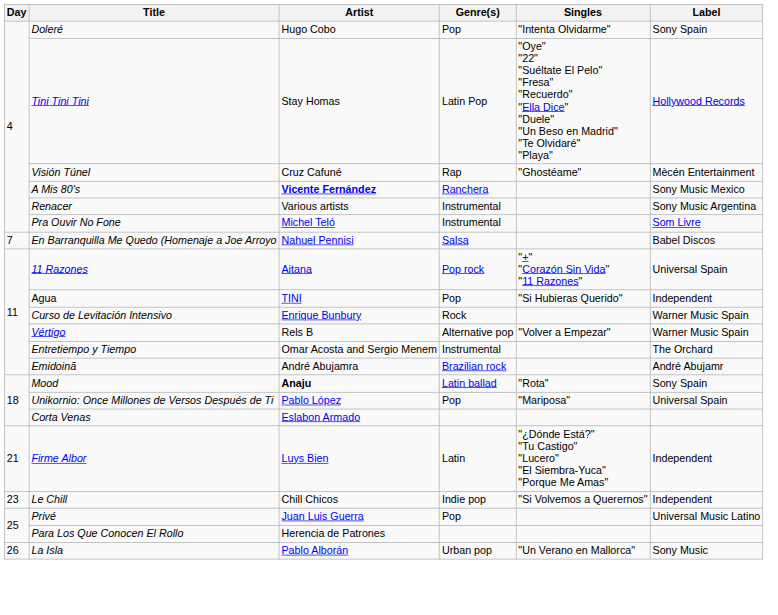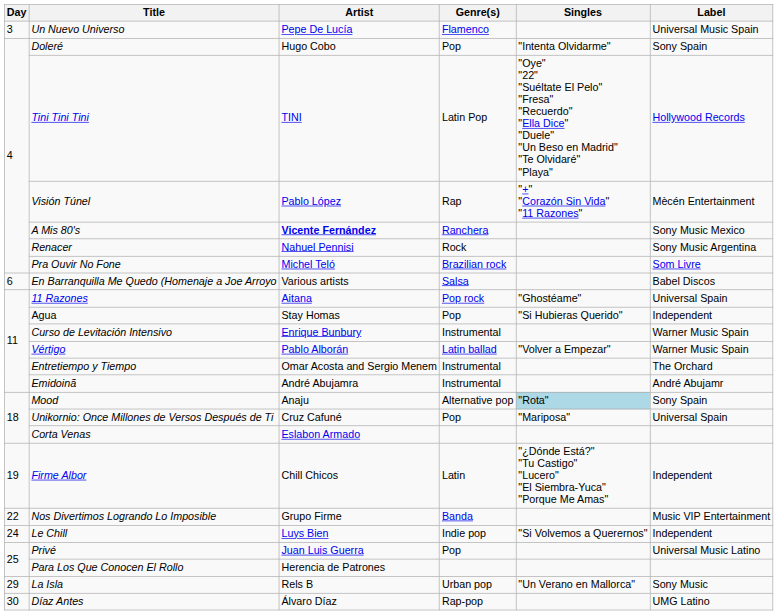+ row: (78, 30)
(311, 101) Stay Homas -> (292, 118) TINI
(312, 172) Cruz Cafuné -> (311, 201) Pablo López
(550, 172) "Ghostéame" -> (564, 201) "+" "Corazón Sin Vida" "11 Razones"
(315, 206) Various artists -> (318, 247) Nahuel Pennisi
(471, 206) Instrumental -> (454, 247) Rock
(471, 223) Instrumental -> (474, 264) Brazilian rock
(10, 240) 7 -> (10, 281) 6
(318, 240) Nahuel Pennisi -> (315, 281) Various artists
(564, 269) "+" "Corazón Sin Vida" "11 Razones" -> (550, 298) "Ghostéame"
(292, 298) TINI -> (311, 315) Stay Homas
(454, 315) Rock -> (471, 332) Instrumental
(297, 332) Rels B -> (315, 349) Pablo Alborán
(478, 332) Alternative pop -> (469, 349) Latin ballad
(474, 366) Brazilian rock -> (471, 383) Instrumental
(296, 383) bold -> (295, 400) normal
(469, 383) Latin ballad -> (478, 400) Alternative pop
(533, 383) no background -> (533, 400) lightblue background
(311, 400) Pablo López -> (312, 417) Cruz Cafuné
(13, 458) 21 -> (13, 475) 19
(305, 458) Luys Bien -> (310, 475) Chill Chicos
+ row: (124, 516)
(13, 499) 23 -> (13, 533) 24
(310, 499) Chill Chicos -> (305, 533) Luys Bien
(13, 550) 26 -> (13, 584) 29
(315, 550) Pablo Alborán -> (297, 584) Rels B
+ row: (57, 601)
